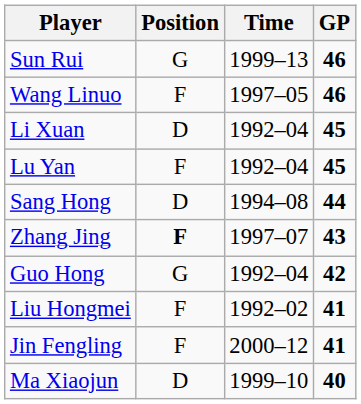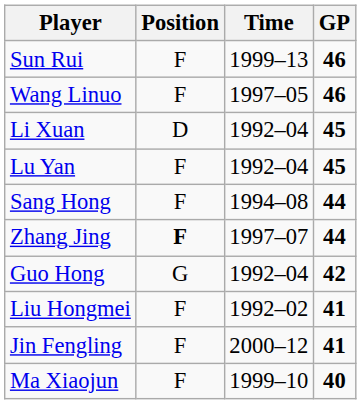(180, 58) G -> (180, 58) F
(180, 201) D -> (180, 201) F
(334, 237) 43 -> (334, 237) 44
(180, 380) D -> (180, 380) F
